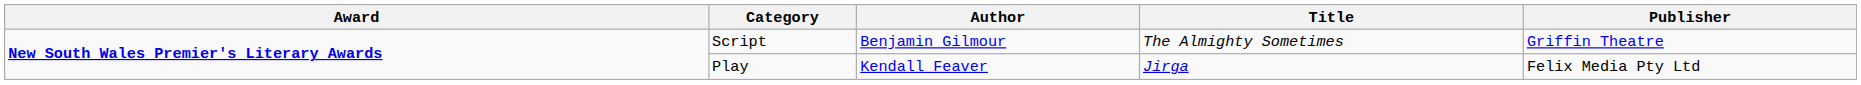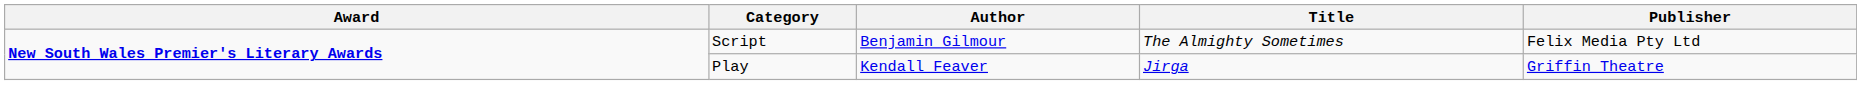(1595, 42) Griffin Theatre -> (1614, 42) Felix Media Pty Ltd
(1614, 67) Felix Media Pty Ltd -> (1595, 67) Griffin Theatre
